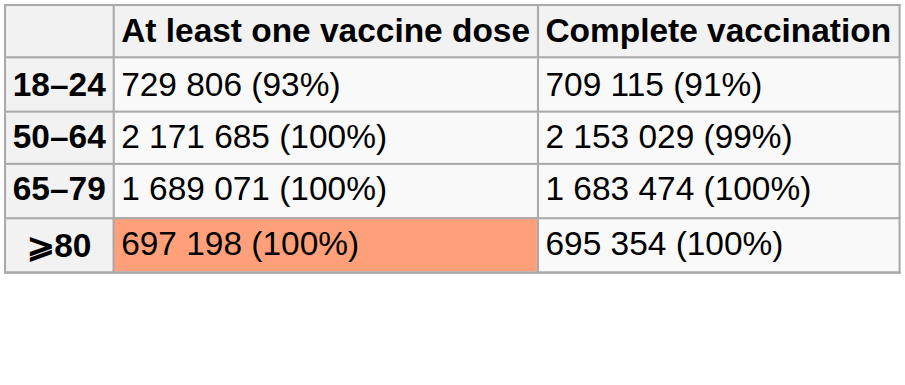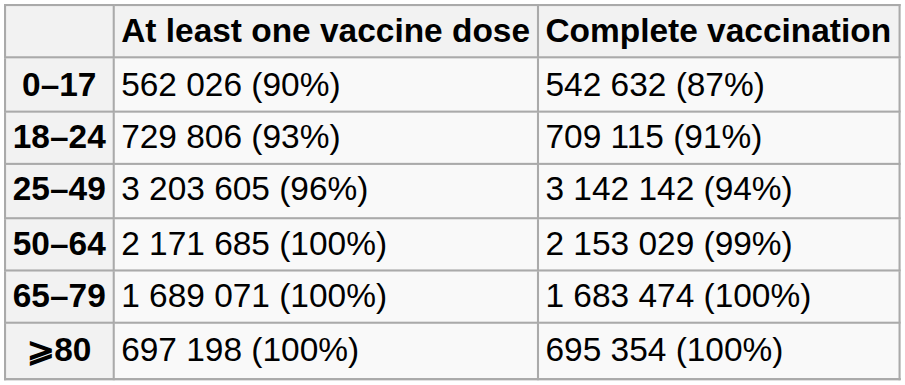+ row: (59, 84)
+ row: (59, 190)
(240, 244) lightsalmon background -> (240, 350) no background
